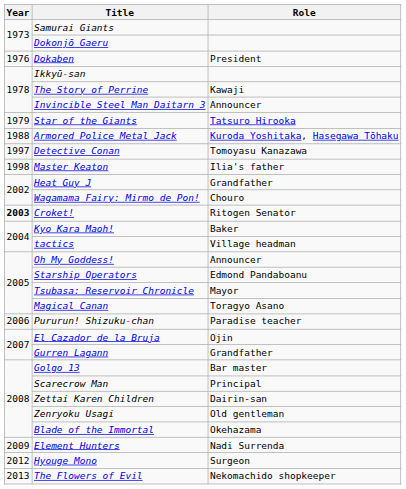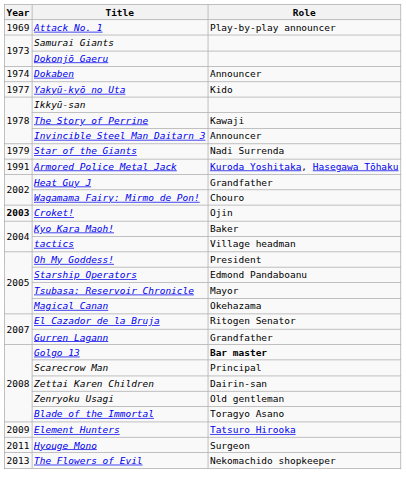+ row: (68, 28)
(18, 58) 1976 -> (18, 74) 1974
(236, 58) President -> (236, 74) Announcer
+ row: (80, 89)
(253, 120) Tatsuro Hirooka -> (247, 151) Nadi Surrenda
(18, 136) 1988 -> (18, 167) 1991
- row: (77, 151)
- row: (71, 167)
(253, 213) Ritogen Senator -> (221, 213) Ojin
(236, 260) Announcer -> (236, 260) President
(247, 306) Toragyo Asano -> (236, 306) Okehazama
- row: (94, 321)
(221, 337) Ojin -> (253, 321) Ritogen Senator
(239, 368) normal -> (239, 352) bold
(236, 430) Okehazama -> (247, 414) Toragyo Asano
(247, 445) Nadi Surrenda -> (253, 430) Tatsuro Hirooka
(18, 461) 2012 -> (18, 445) 2011
